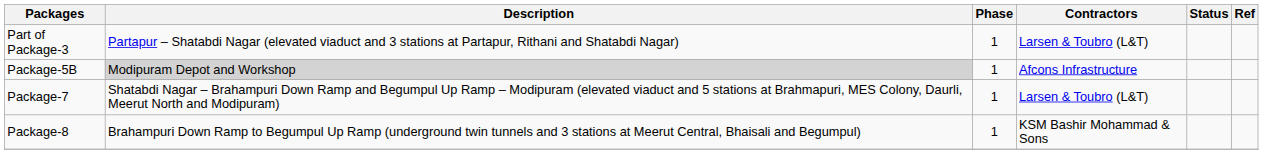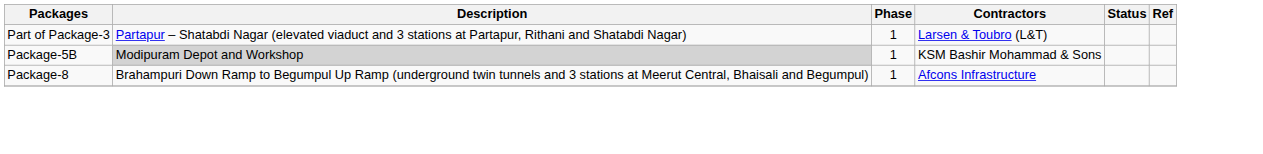(1078, 69) Afcons Infrastructure -> (1010, 55) KSM Bashir Mohammad & Sons
- row: (38, 97)
(1094, 131) KSM Bashir Mohammad & Sons -> (977, 75) Afcons Infrastructure
